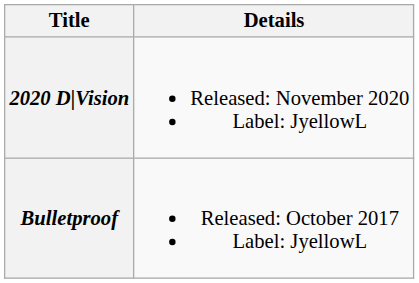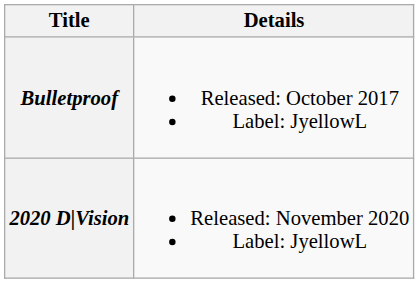rows swapped: (69, 217) <-> (69, 97)
